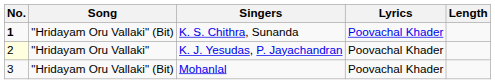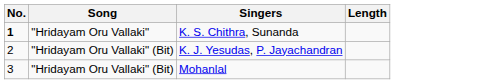- column: (396, 13)
(102, 32) "Hridayam Oru Vallaki" (Bit) -> (90, 32) "Hridayam Oru Vallaki"
(10, 50) lightyellow background -> (10, 50) no background
(90, 50) "Hridayam Oru Vallaki" -> (102, 50) "Hridayam Oru Vallaki" (Bit)
